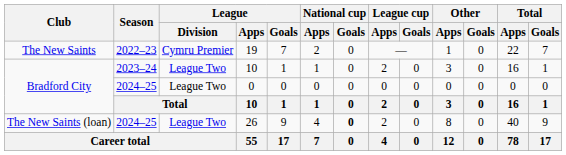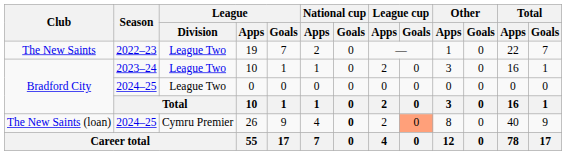(198, 50) Cymru Premier -> (198, 50) League Two
(198, 123) League Two -> (198, 123) Cymru Premier
(416, 123) no background -> (416, 123) lightsalmon background
